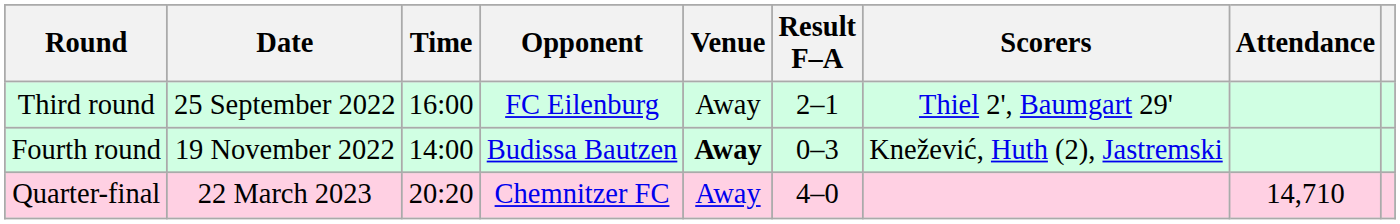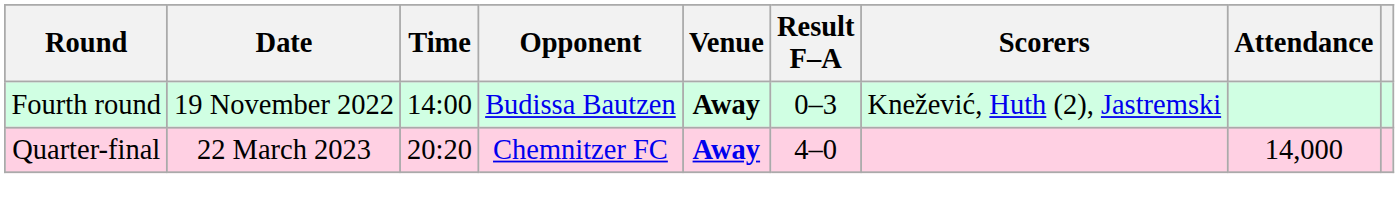- row: (86, 104)
(728, 194) normal -> (726, 149) bold
(1305, 194) 14,710 -> (1304, 149) 14,000
